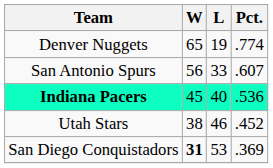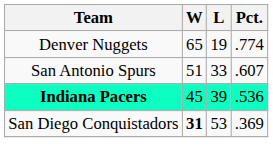(194, 70) 56 -> (194, 70) 51
(219, 96) 40 -> (219, 96) 39
- row: (93, 123)
